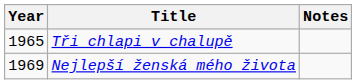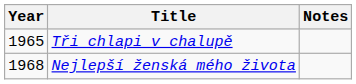(26, 66) 1969 -> (26, 66) 1968
